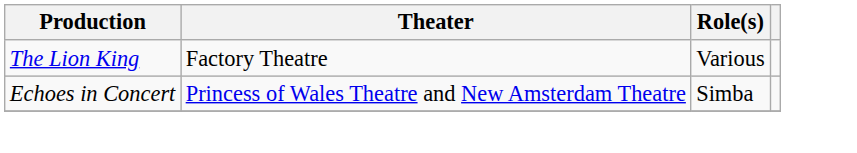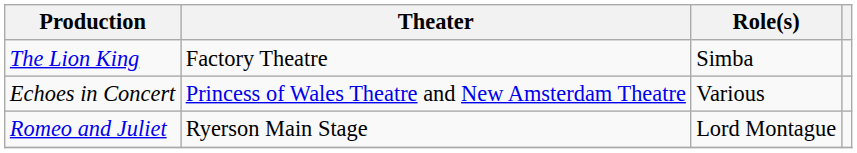(730, 57) Various -> (725, 57) Simba
(725, 93) Simba -> (730, 93) Various
+ row: (88, 128)
